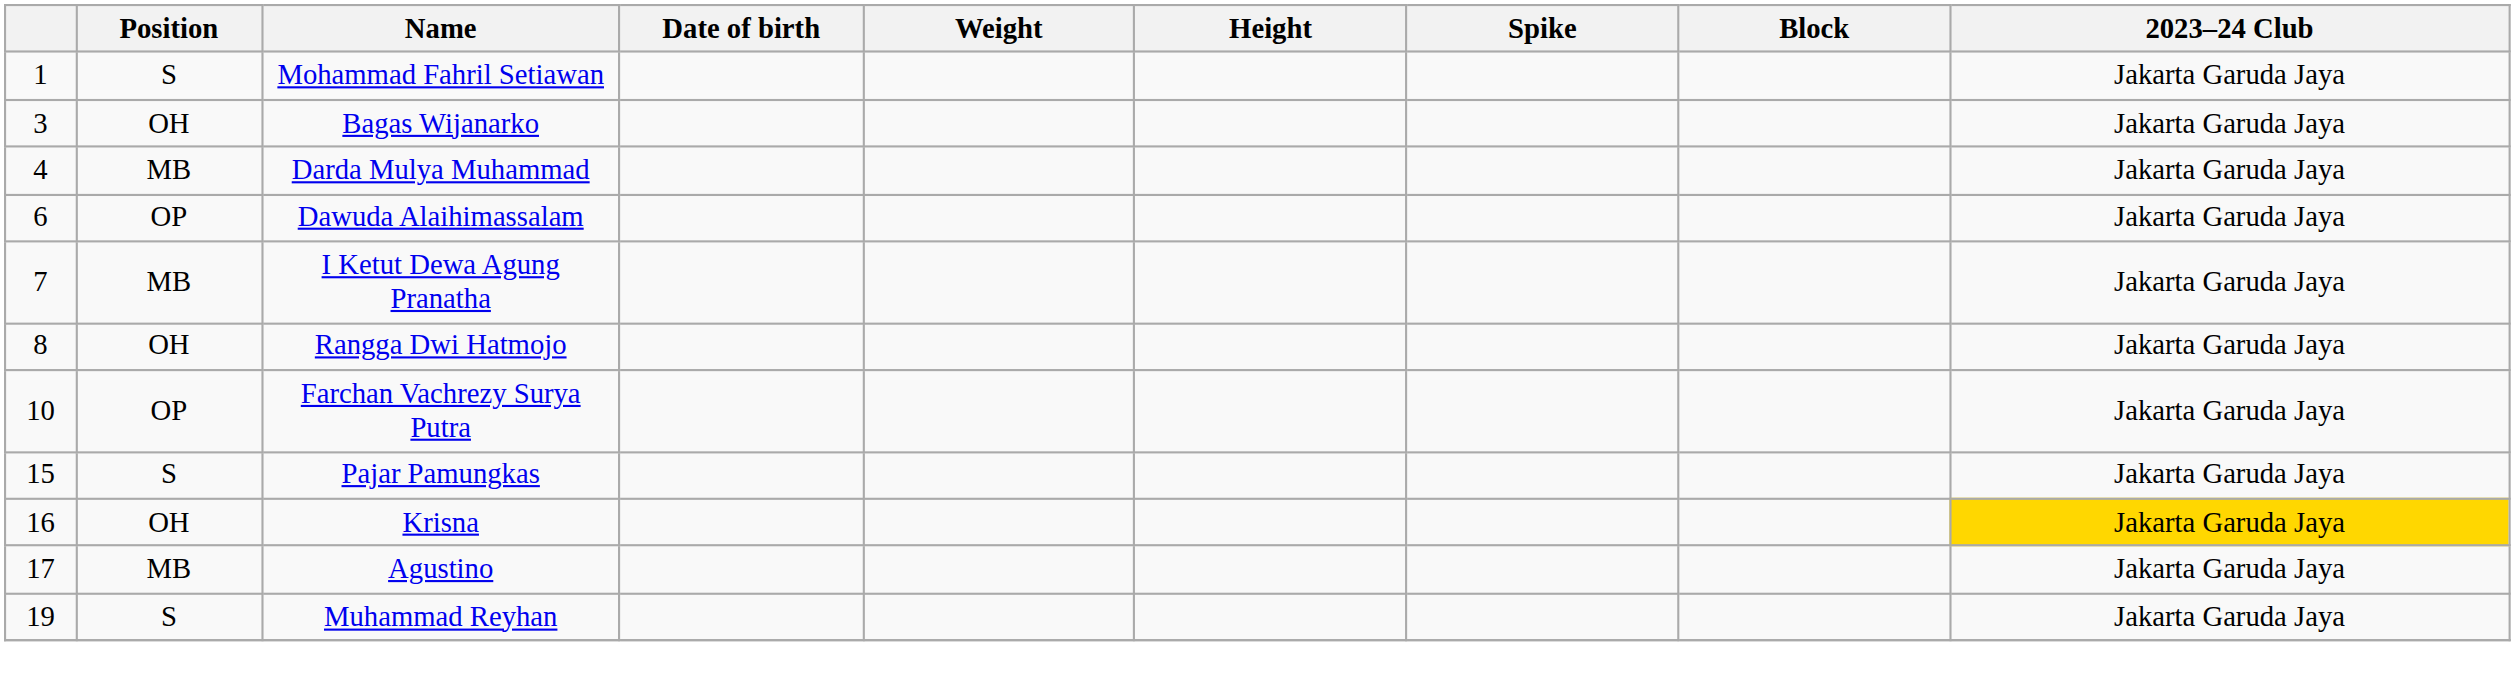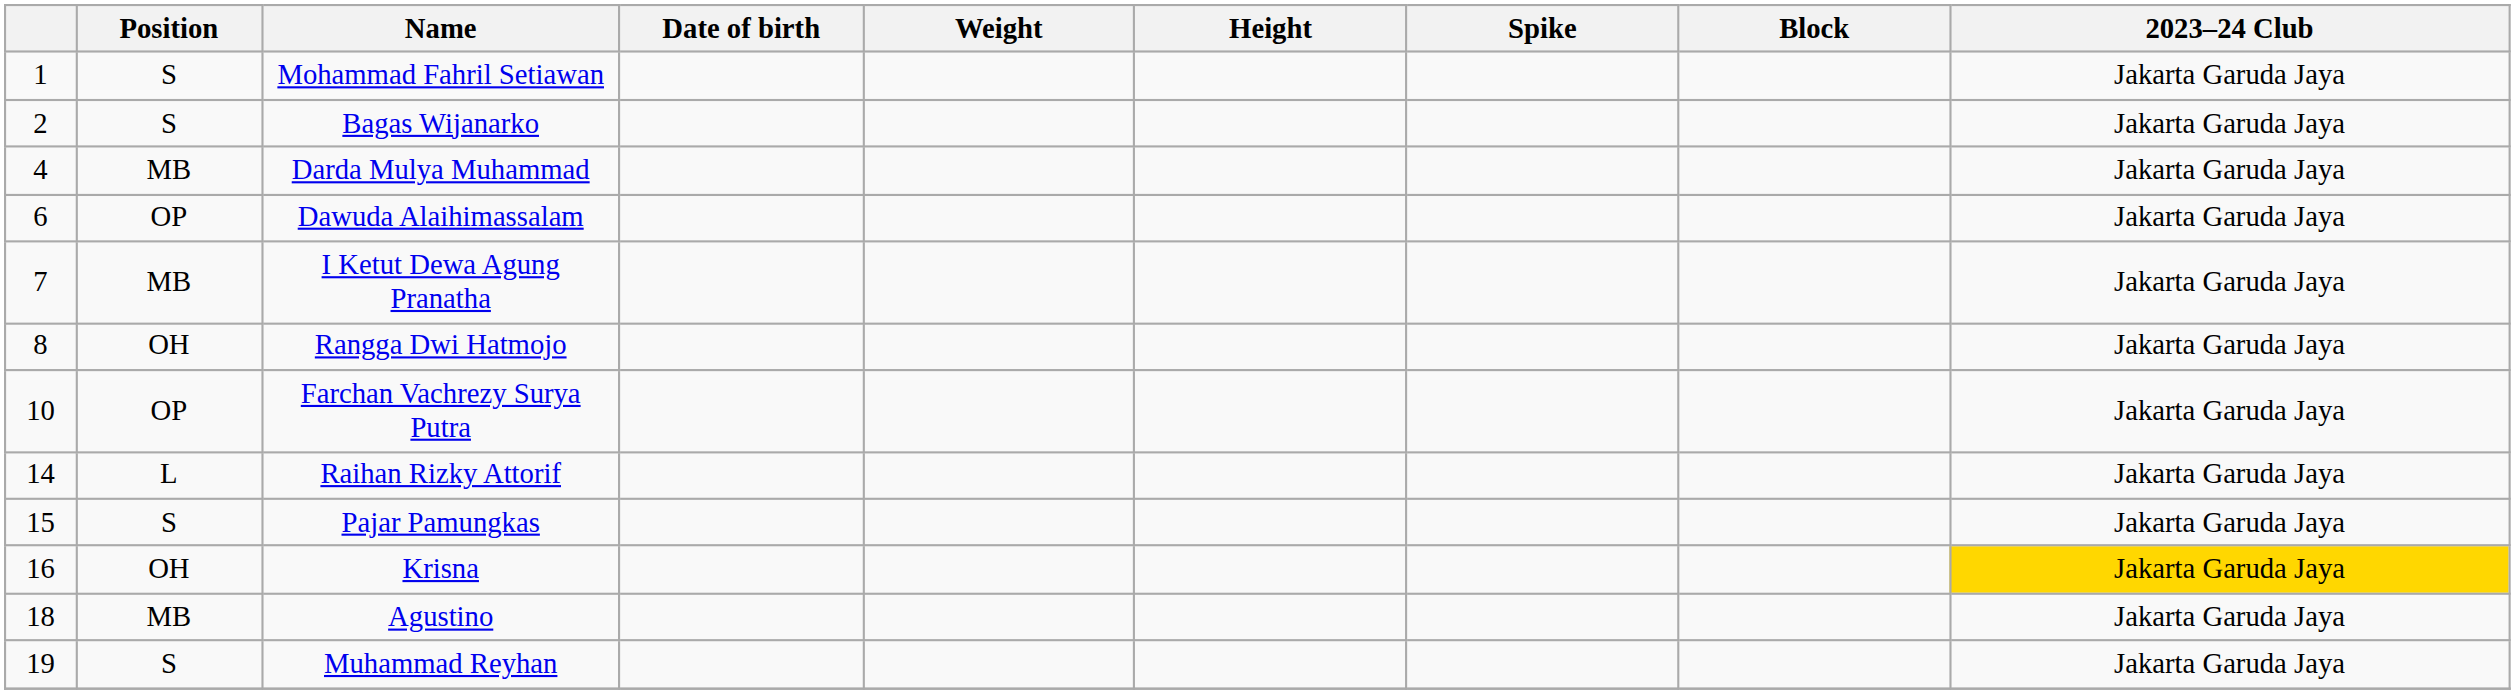(41, 122) 3 -> (41, 122) 2
(169, 122) OH -> (169, 122) S
+ row: (441, 474)
(41, 568) 17 -> (41, 616) 18
